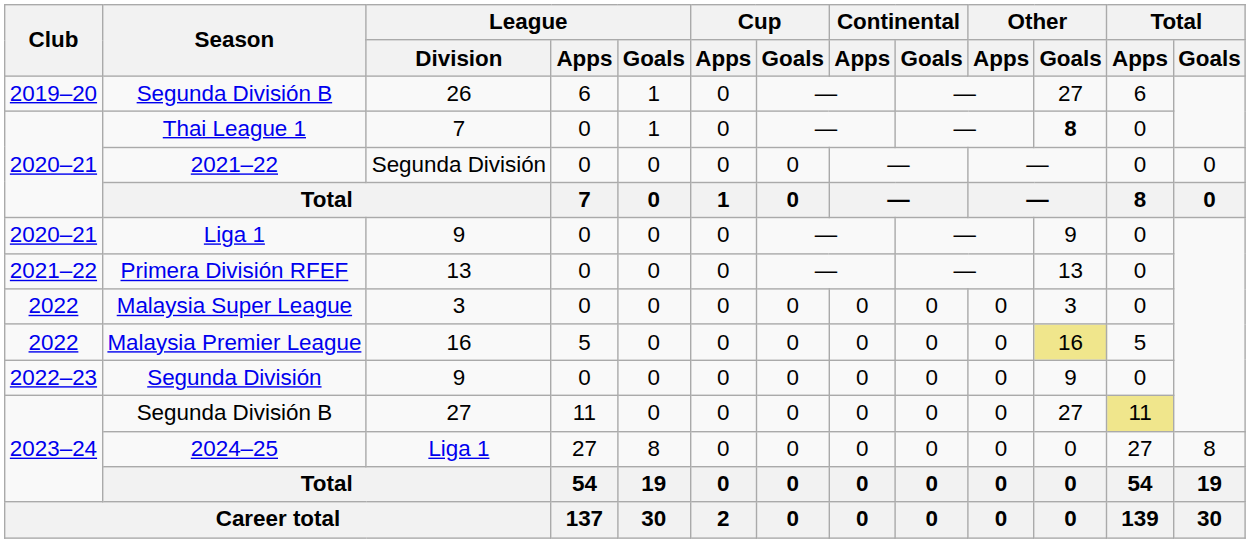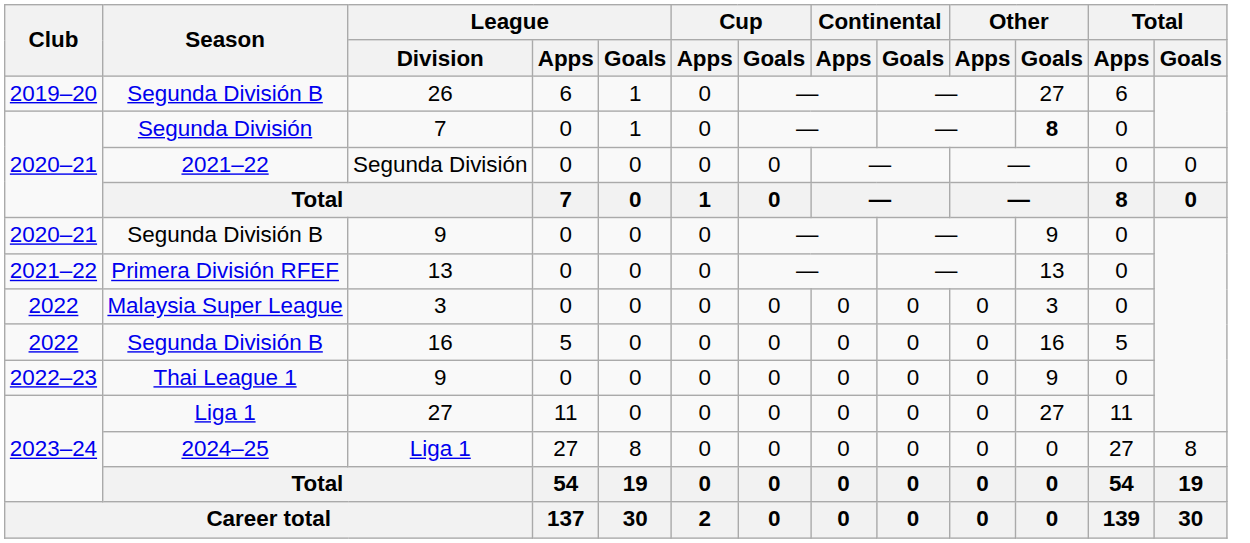(234, 128) Thai League 1 -> (225, 128) Segunda División
(234, 235) Liga 1 -> (225, 235) Segunda División B
(234, 341) Malaysia Premier League -> (225, 341) Segunda División B
(1071, 341) khaki background -> (1052, 341) no background
(234, 377) Segunda División -> (225, 377) Thai League 1
(234, 413) Segunda División B -> (225, 413) Liga 1
(1140, 413) khaki background -> (1121, 413) no background
